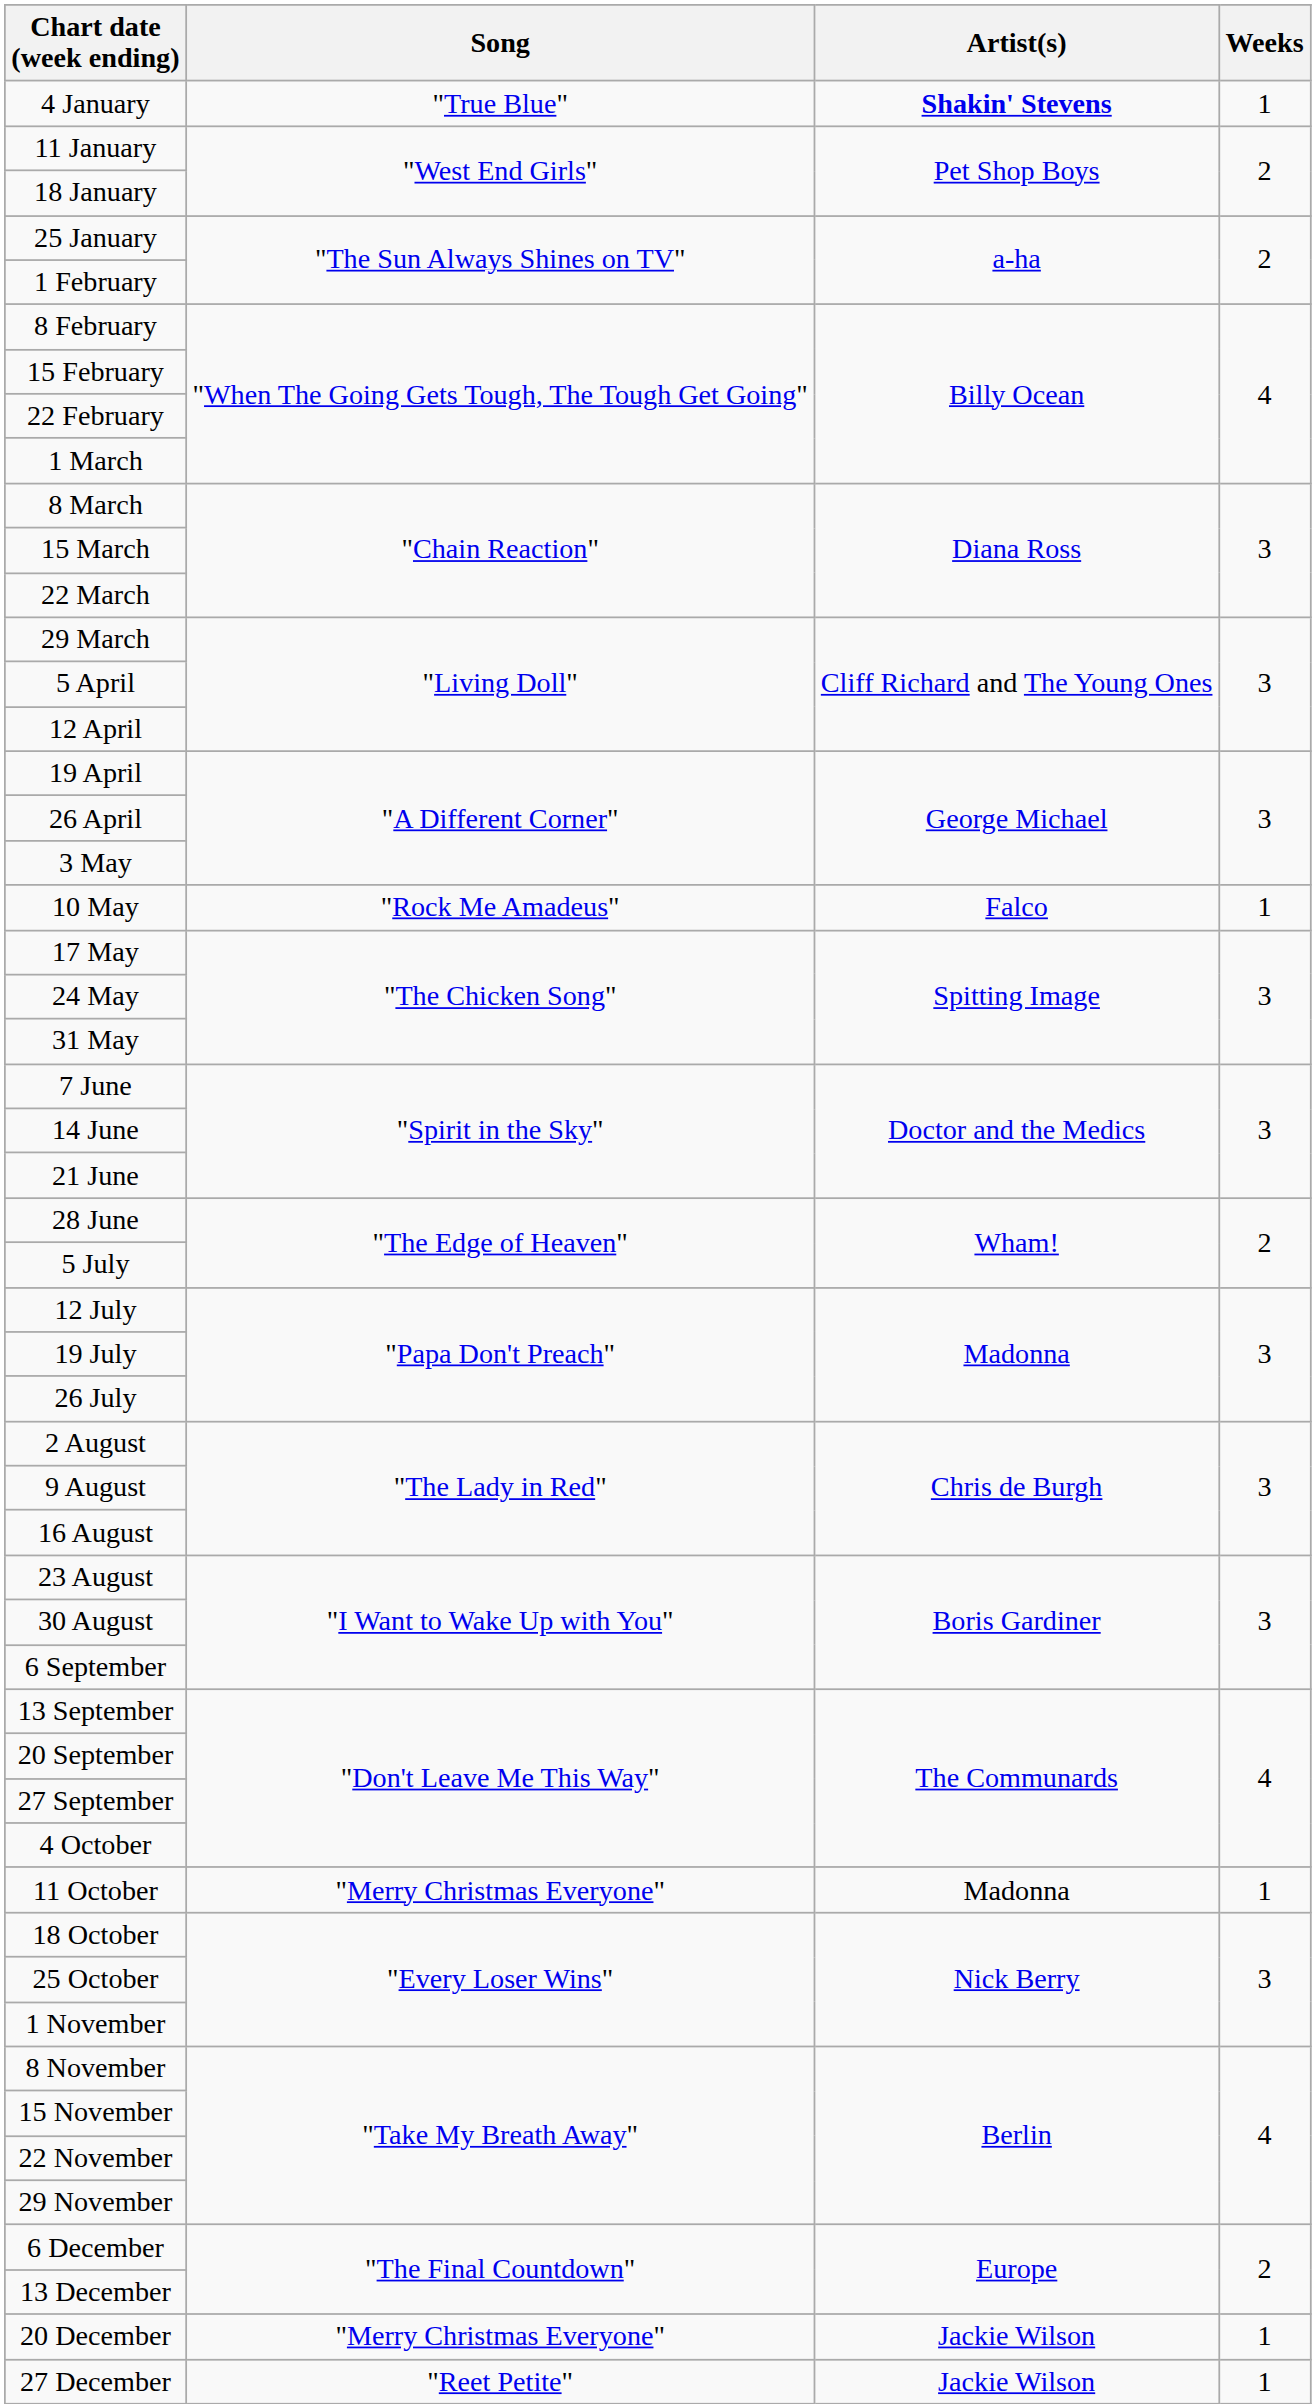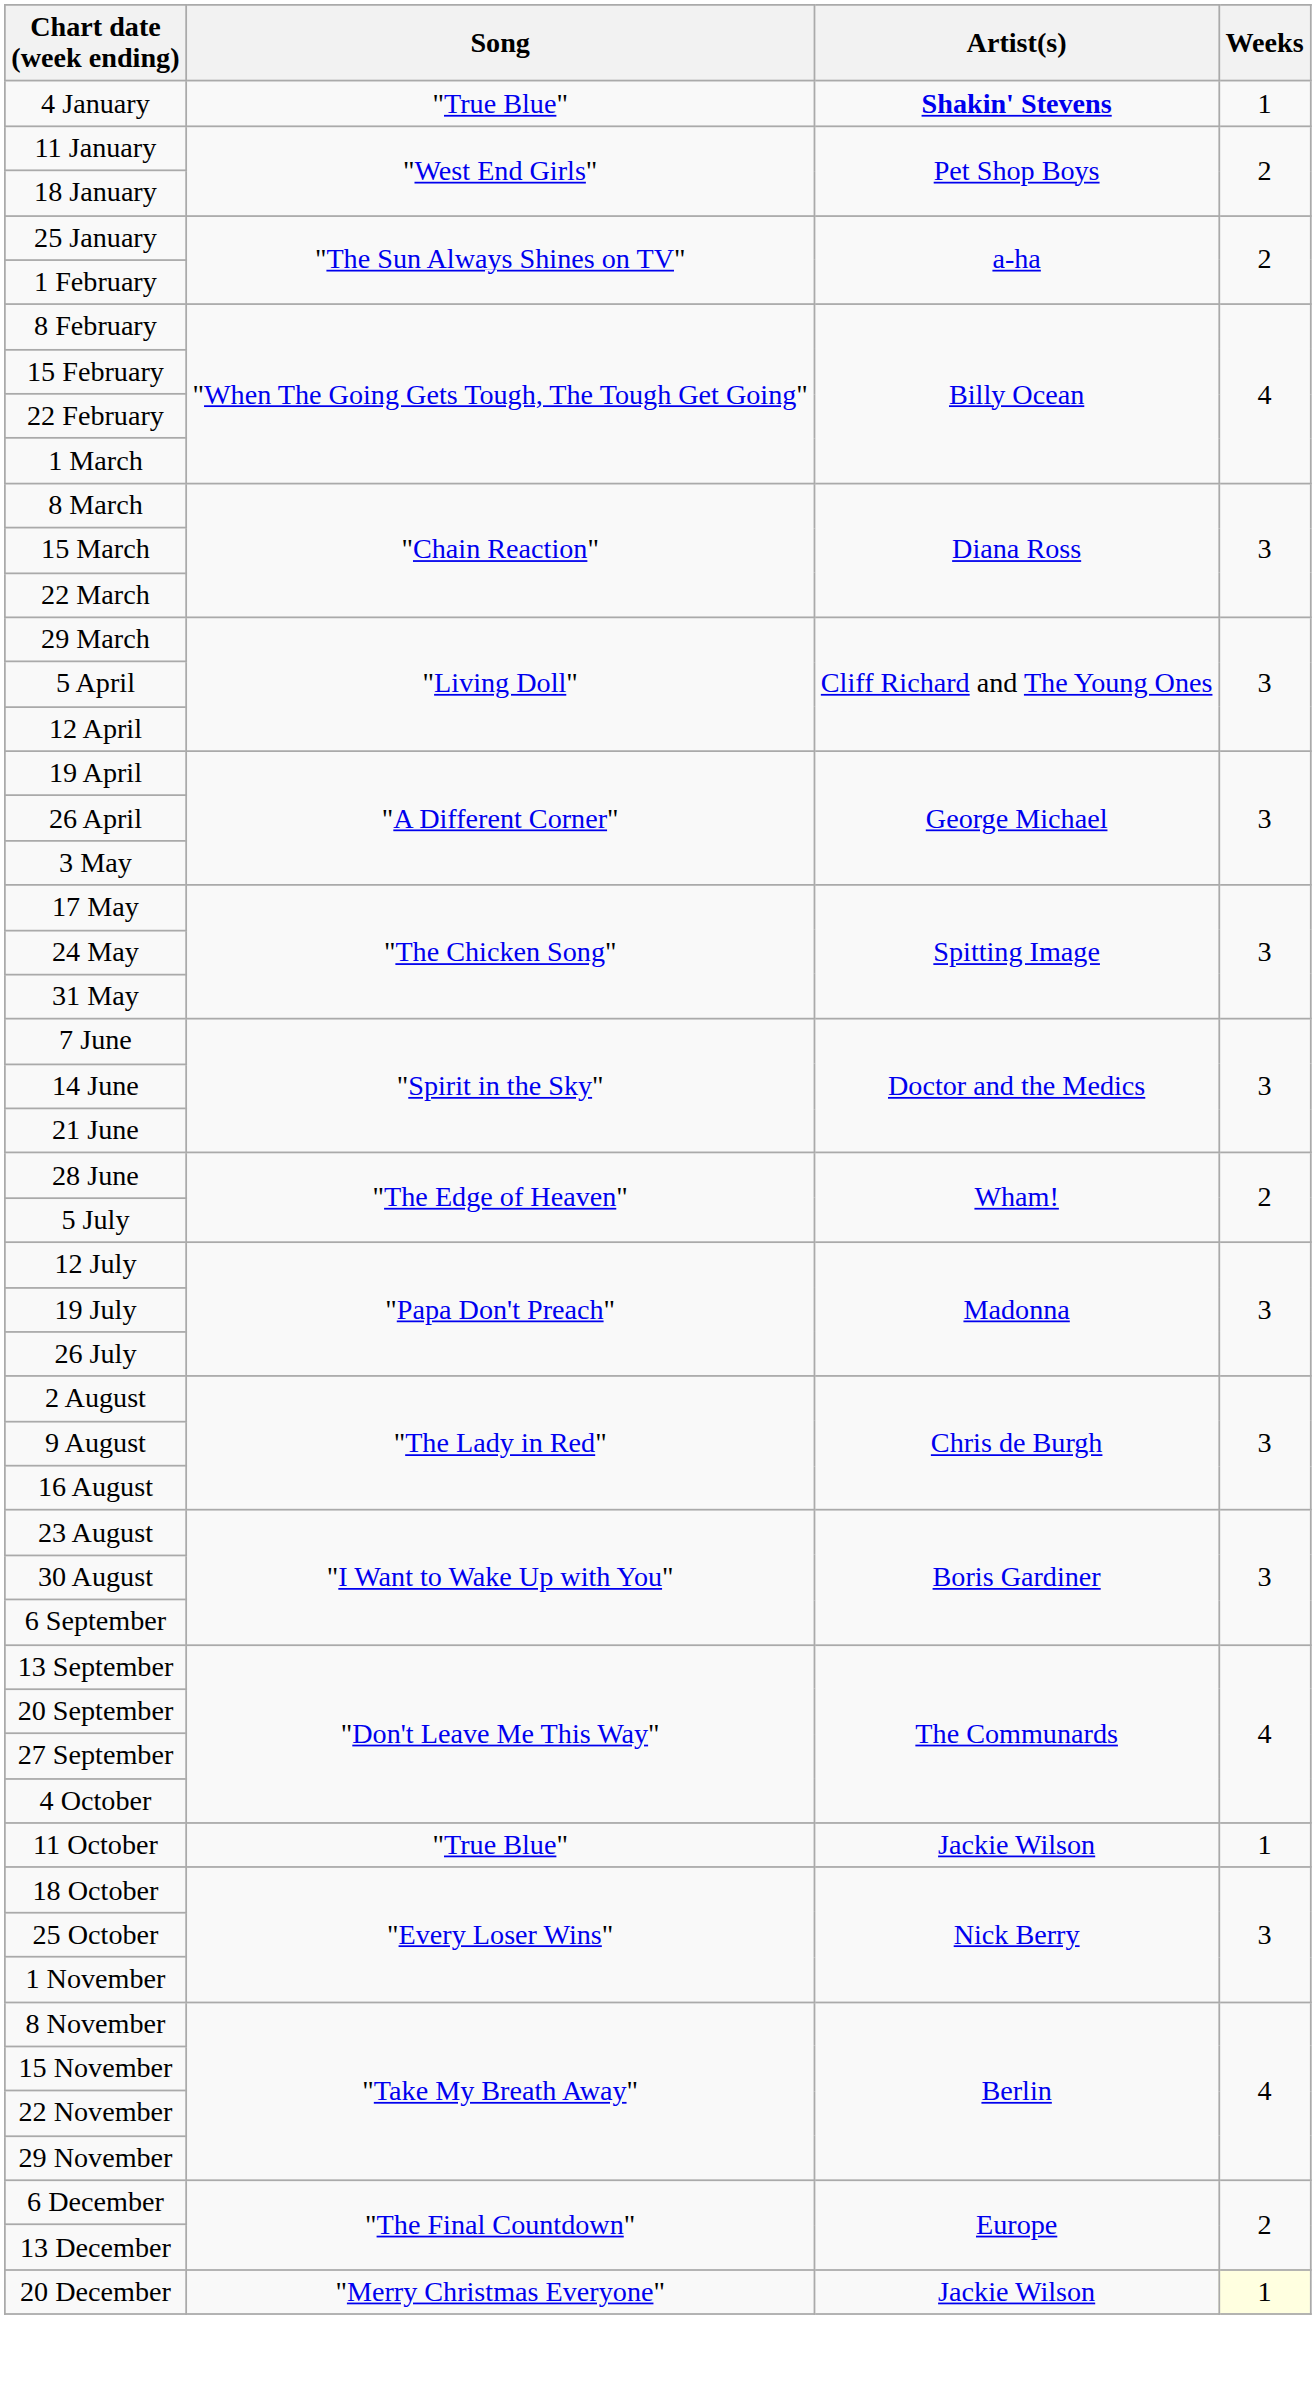- row: (95, 907)
(500, 1889) "Merry Christmas Everyone" -> (500, 1844) "True Blue"
(1017, 1889) Madonna -> (1017, 1844) Jackie Wilson
(1265, 2336) no background -> (1265, 2291) lightyellow background
- row: (95, 2380)
